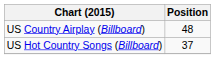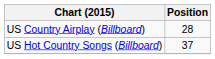(188, 29) 48 -> (188, 29) 28
